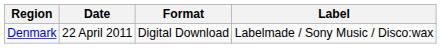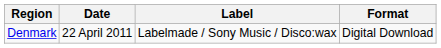columns swapped: (183, 14) <-> (334, 14)
